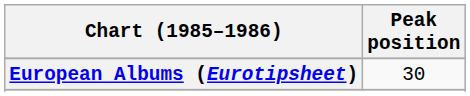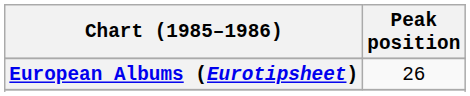(414, 74) 30 -> (414, 74) 26
